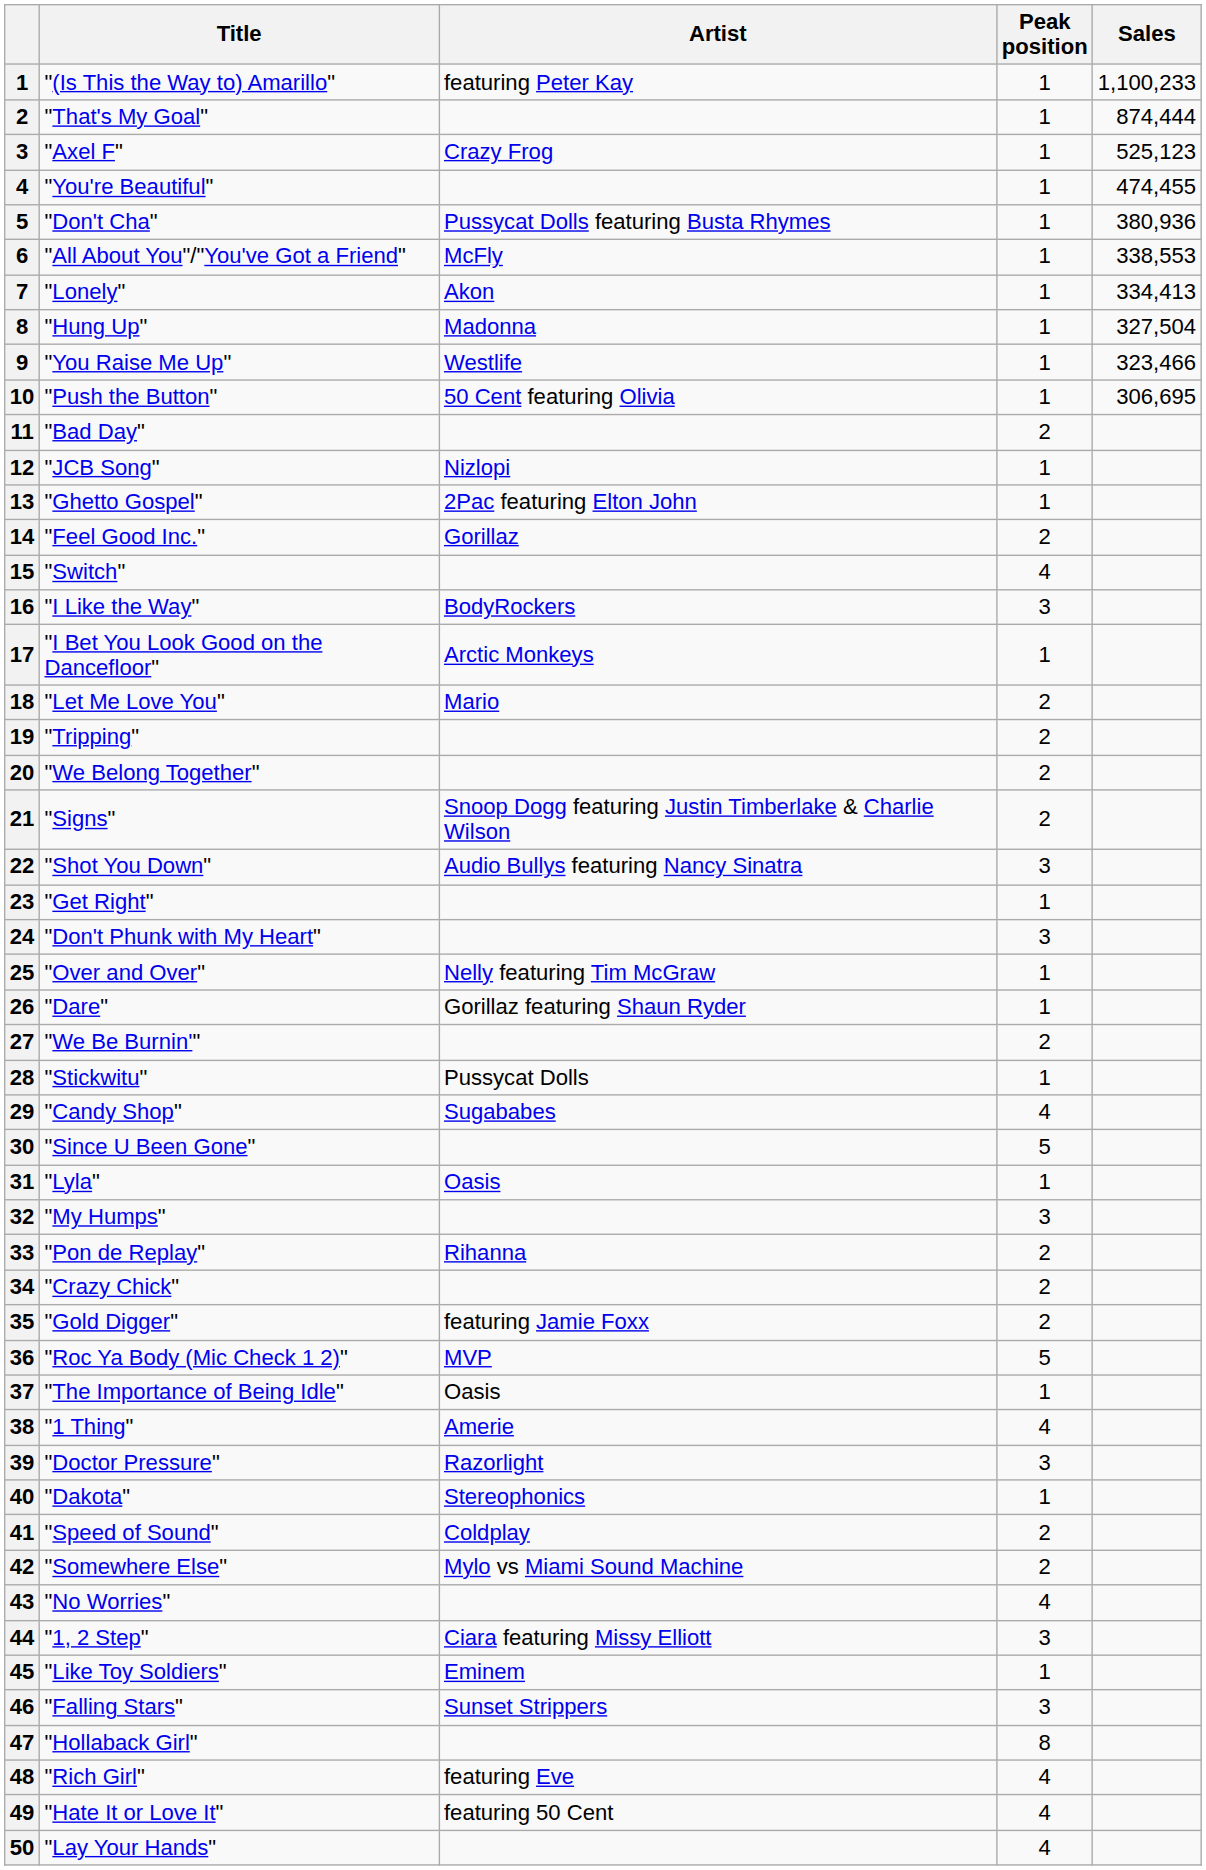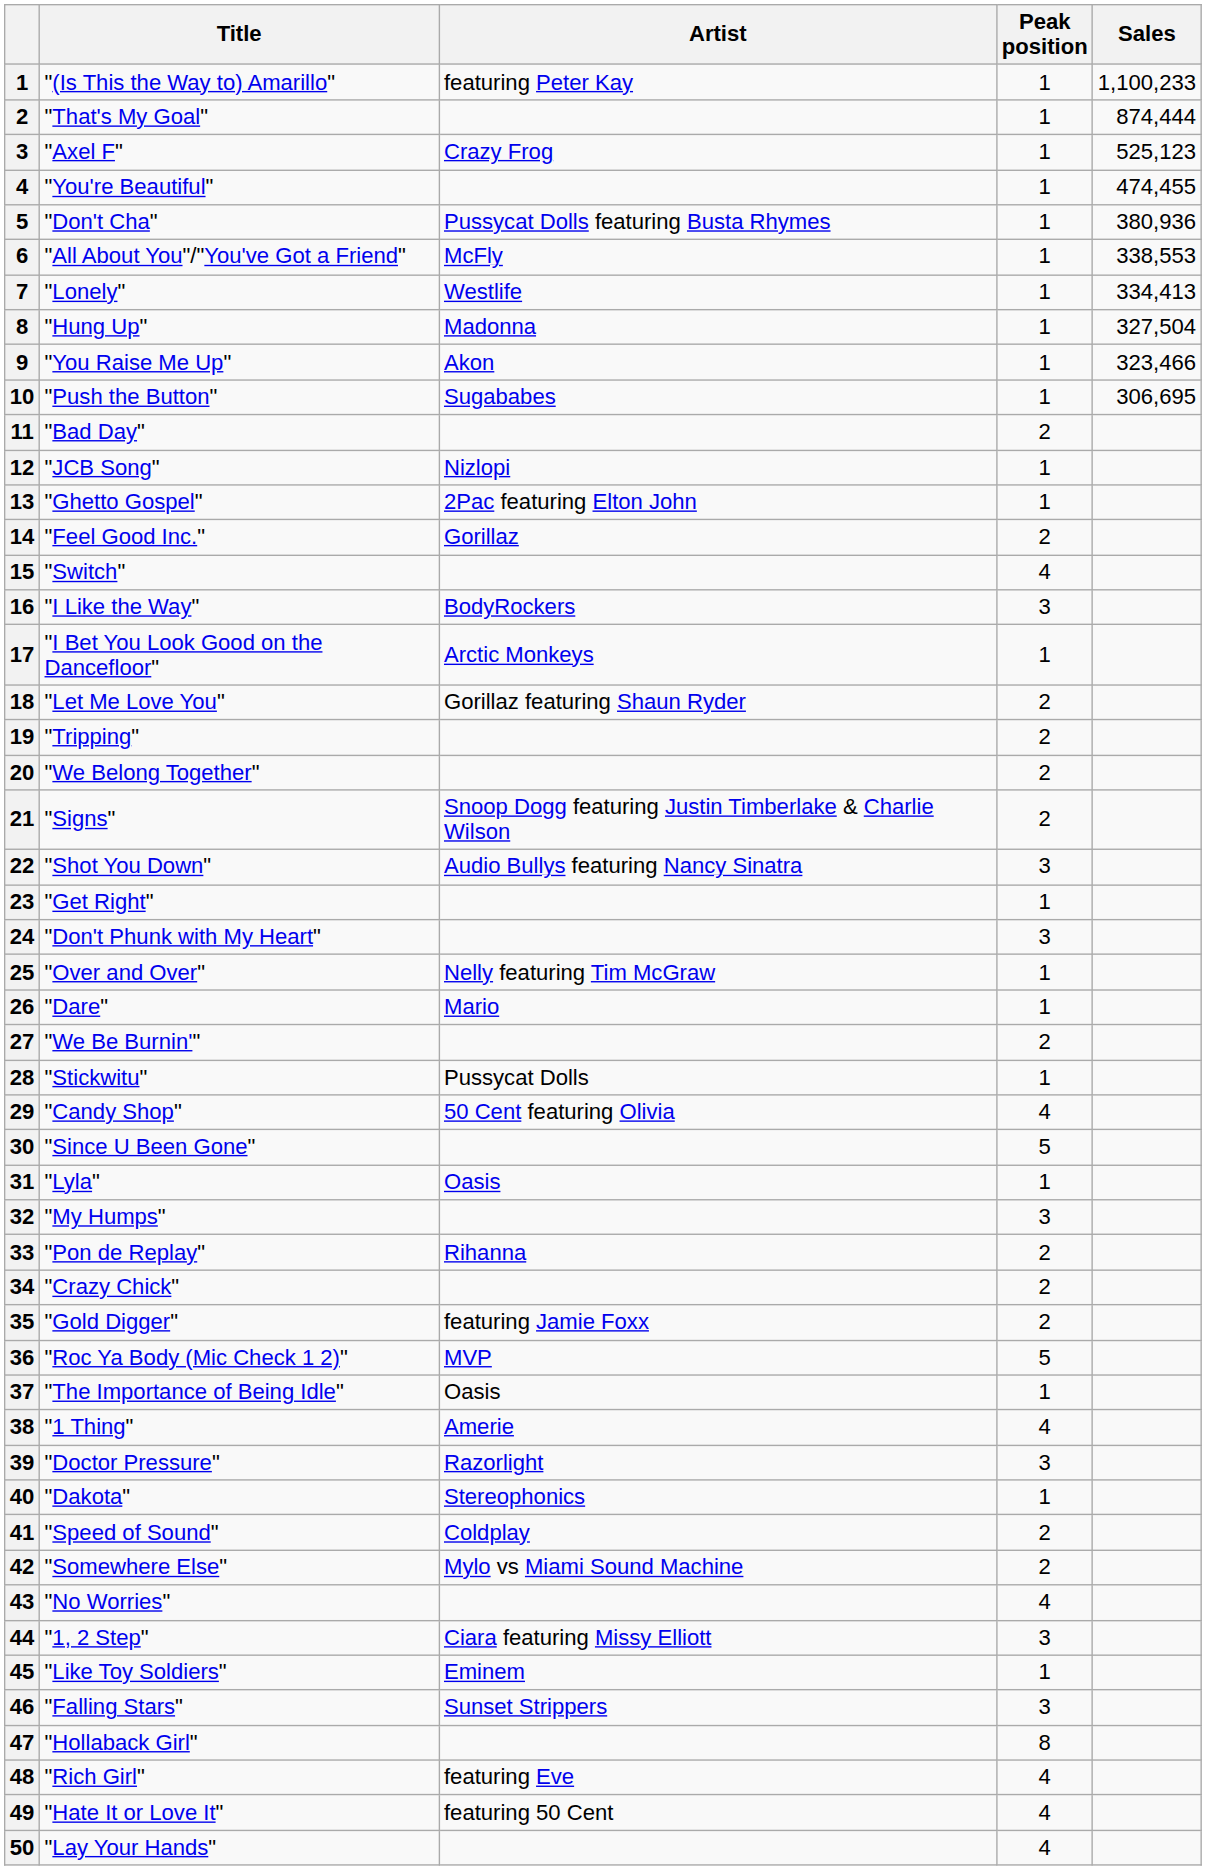(469, 291) Akon -> (483, 291) Westlife
(483, 362) Westlife -> (469, 362) Akon
(559, 397) 50 Cent featuring Olivia -> (500, 397) Sugababes
(472, 702) Mario -> (595, 702) Gorillaz featuring Shaun Ryder
(595, 1006) Gorillaz featuring Shaun Ryder -> (472, 1006) Mario
(500, 1112) Sugababes -> (559, 1112) 50 Cent featuring Olivia
